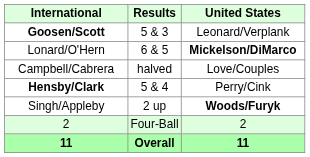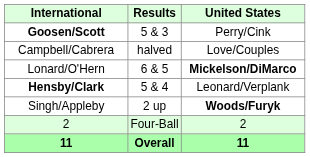(243, 32) Leonard/Verplank -> (243, 32) Perry/Cink
rows swapped: (66, 50) <-> (66, 69)
(243, 87) Perry/Cink -> (243, 87) Leonard/Verplank
